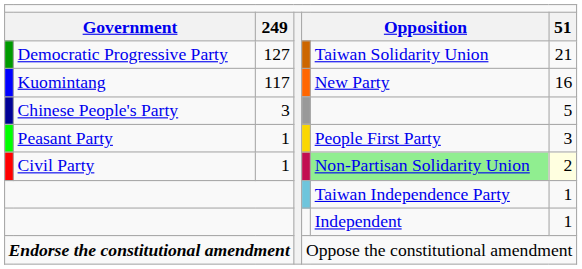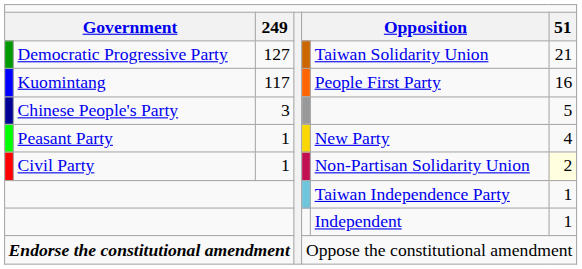(352, 82) New Party -> (378, 82) People First Party
(378, 138) People First Party -> (352, 138) New Party
(568, 138) 3 -> (568, 138) 4
(422, 166) lightgreen background -> (422, 166) no background
